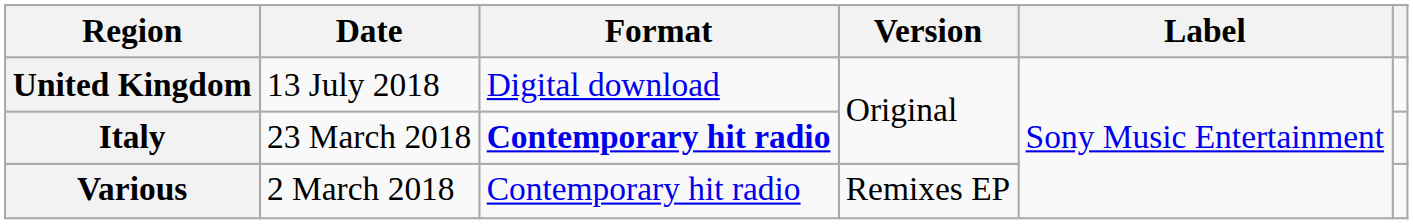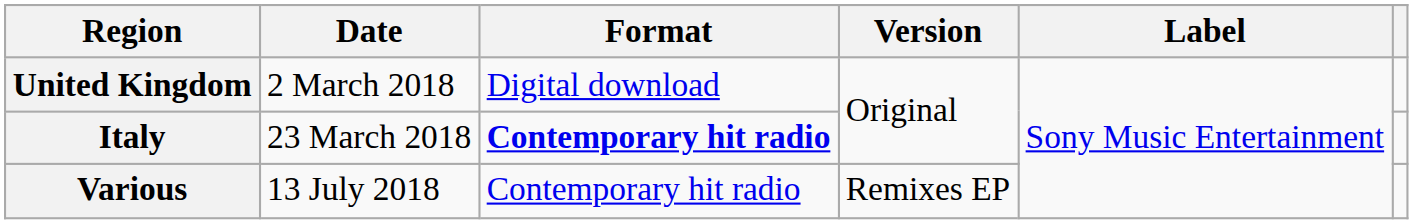(353, 84) 13 July 2018 -> (361, 84) 2 March 2018
(361, 190) 2 March 2018 -> (353, 190) 13 July 2018
